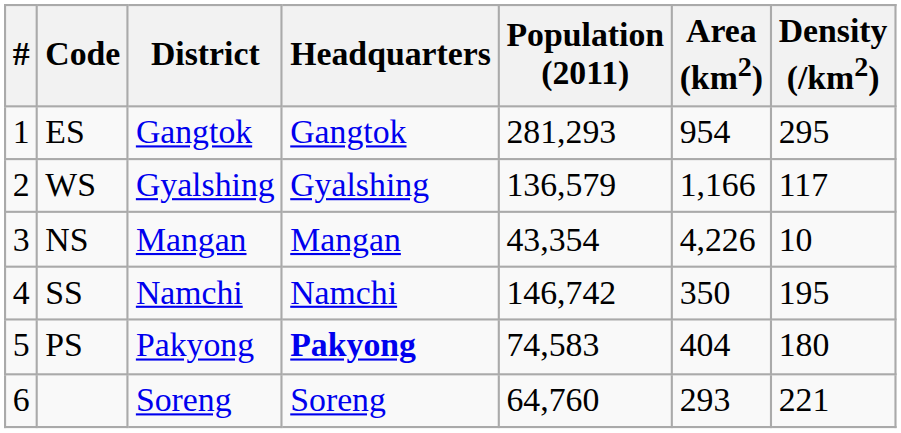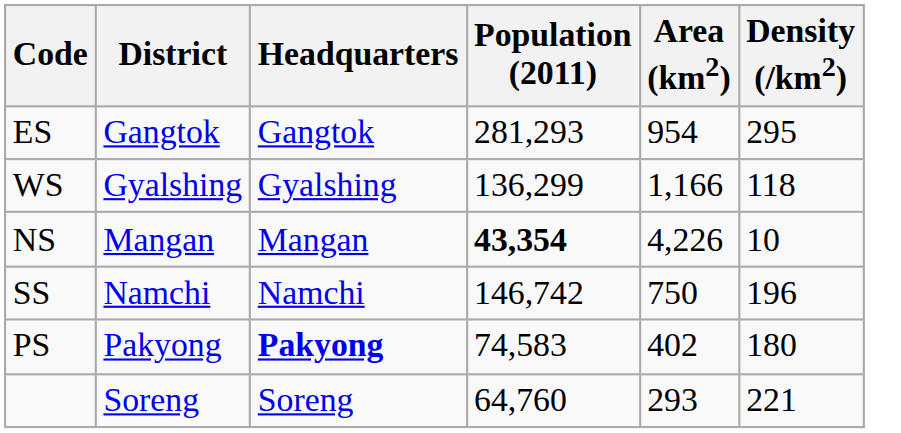- column: (21, 54)
(561, 185) 136,579 -> (529, 185) 136,299
(803, 185) 117 -> (771, 185) 118
(553, 239) normal -> (520, 239) bold
(705, 292) 350 -> (673, 292) 750
(804, 292) 195 -> (772, 292) 196
(705, 346) 404 -> (673, 346) 402
